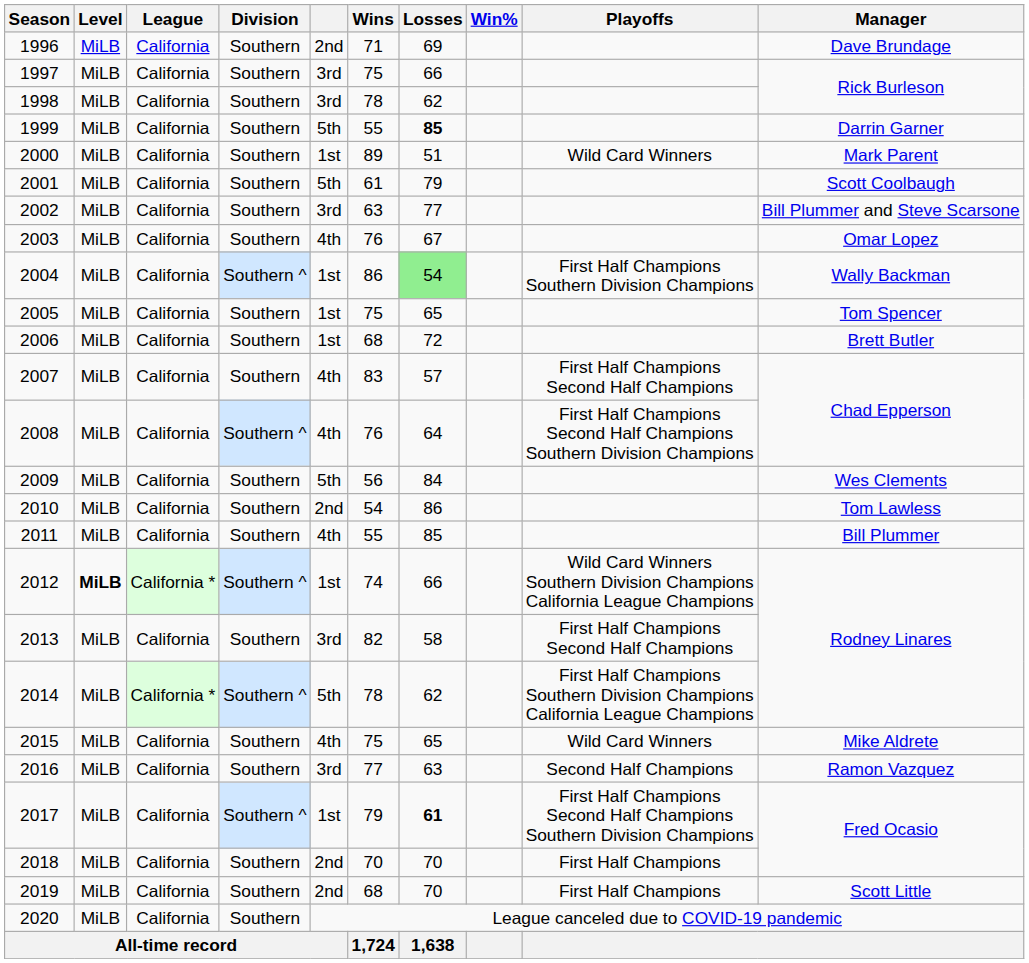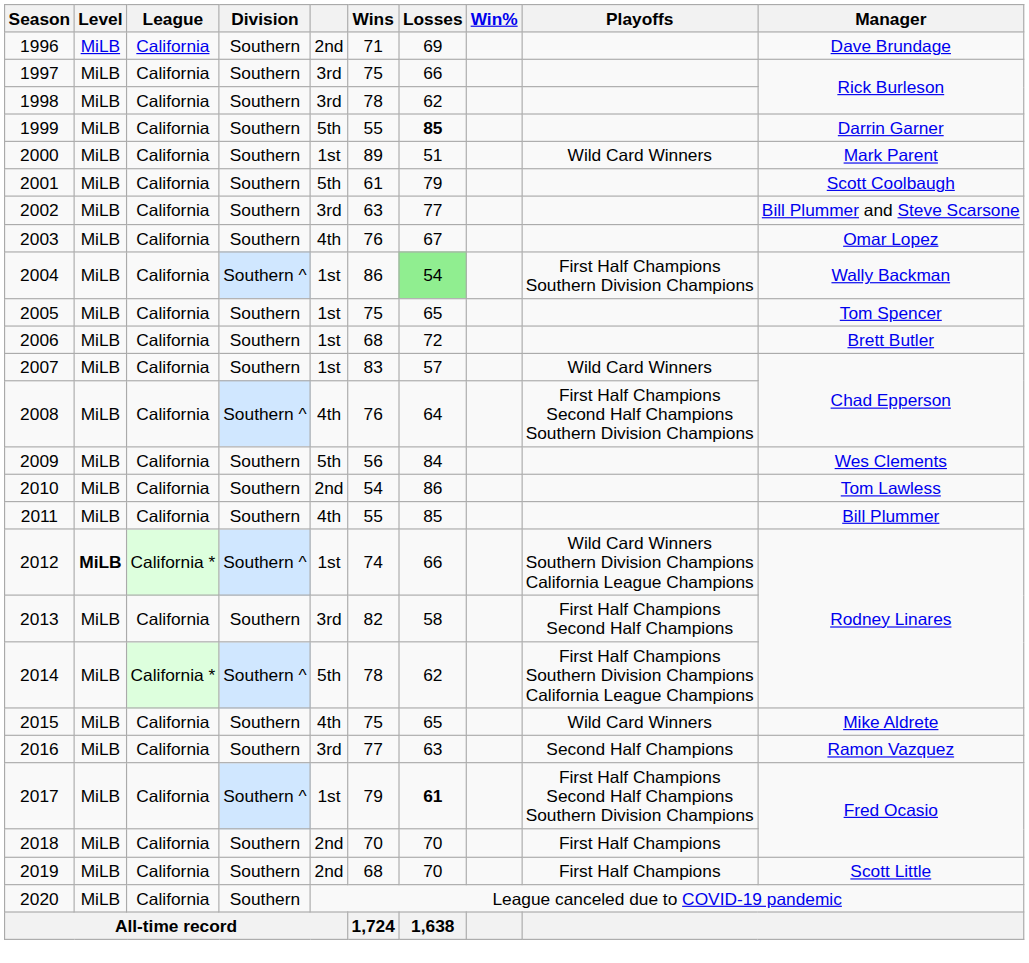(329, 377) 4th -> (329, 367) 1st
(640, 377) First Half Champions Second Half Champions -> (640, 367) Wild Card Winners
